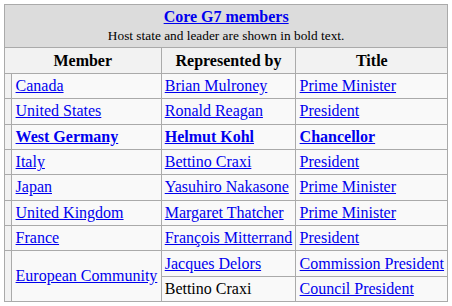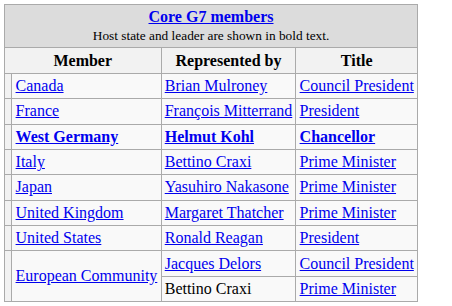(348, 85) Prime Minister -> (357, 85) Council President
rows swapped: (37, 238) <-> (58, 111)
(329, 162) President -> (348, 162) Prime Minister
(372, 263) Commission President -> (357, 263) Council President
(357, 288) Council President -> (348, 288) Prime Minister
